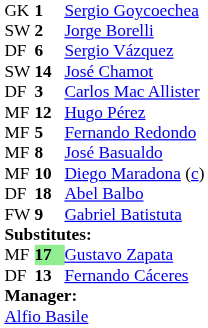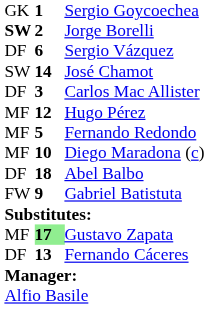(17, 30) normal -> (18, 30) bold
- row: (114, 152)
